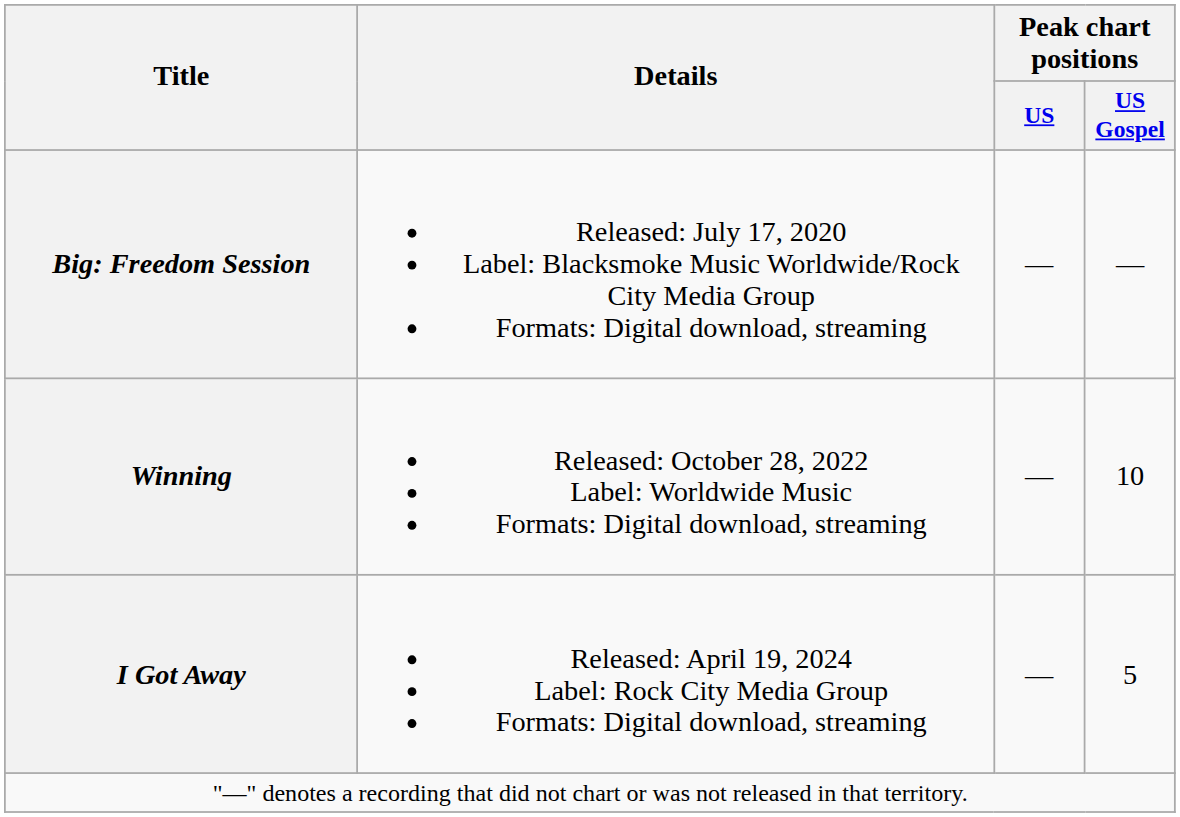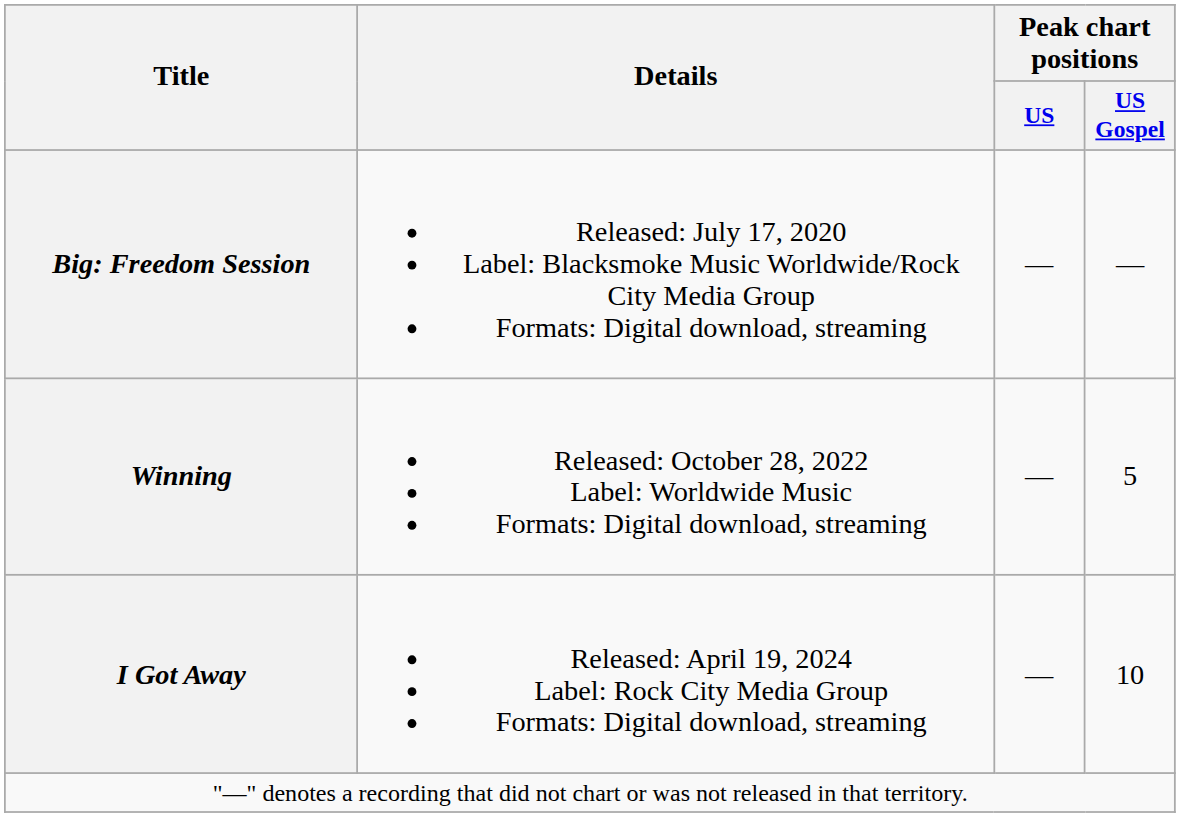(1130, 476) 10 -> (1130, 476) 5
(1130, 673) 5 -> (1130, 673) 10
